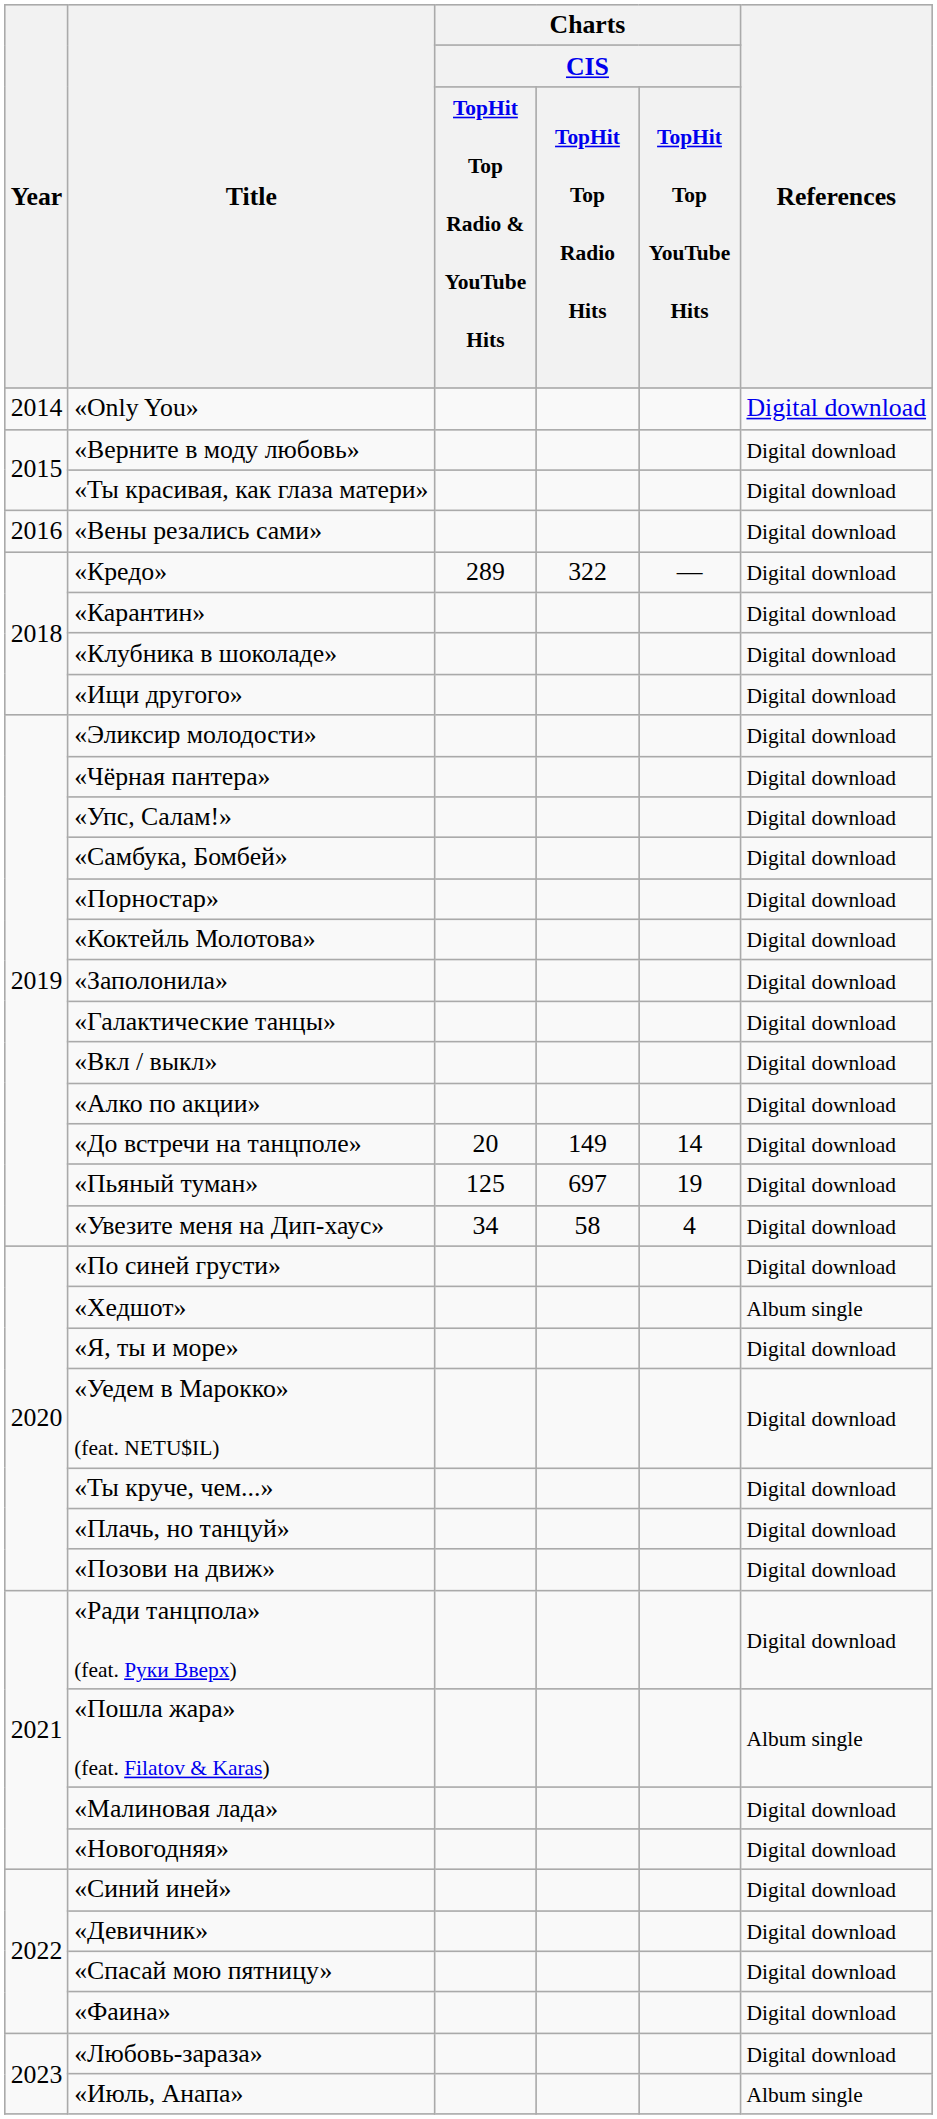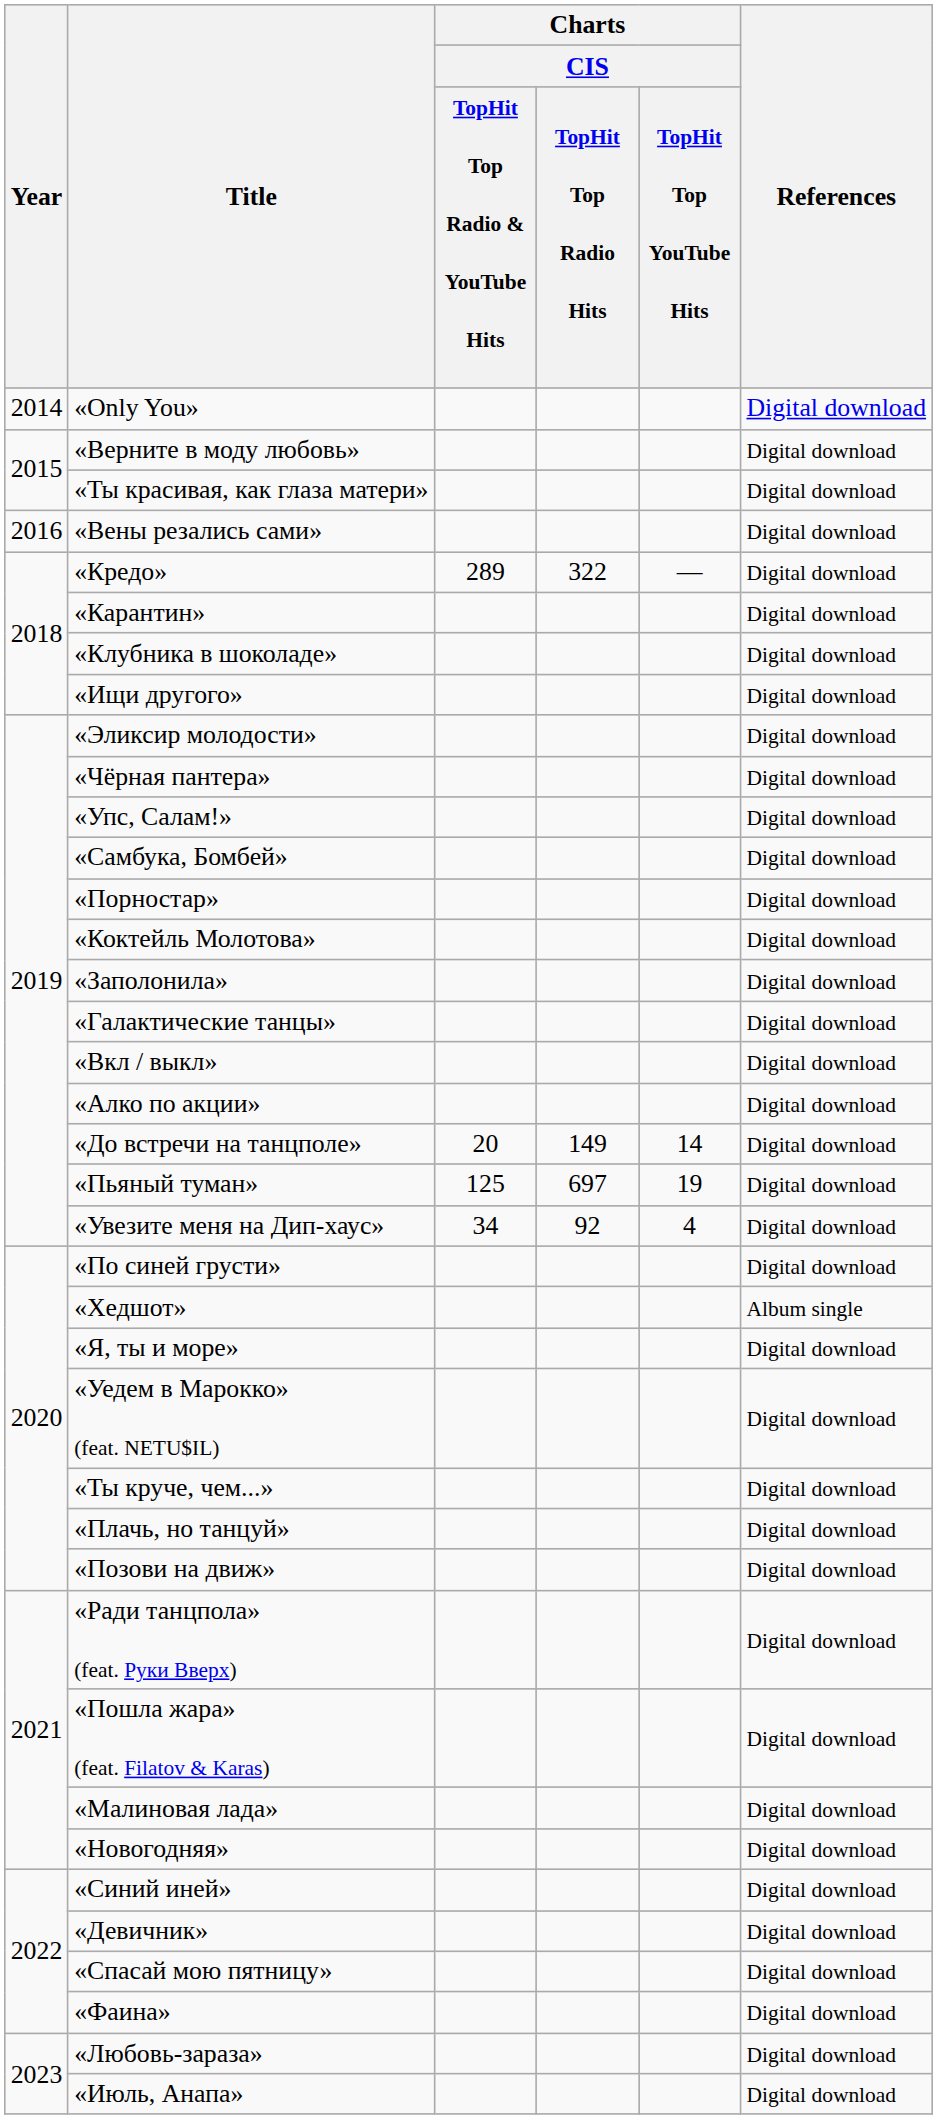(587, 1225) 58 -> (587, 1225) 92
(805, 1739) Album single -> (821, 1739) Digital download
(805, 2095) Album single -> (821, 2095) Digital download
